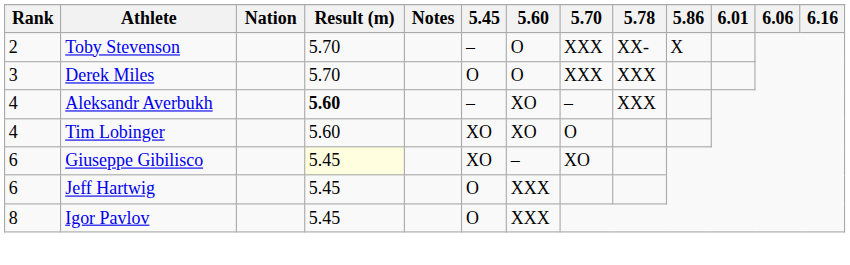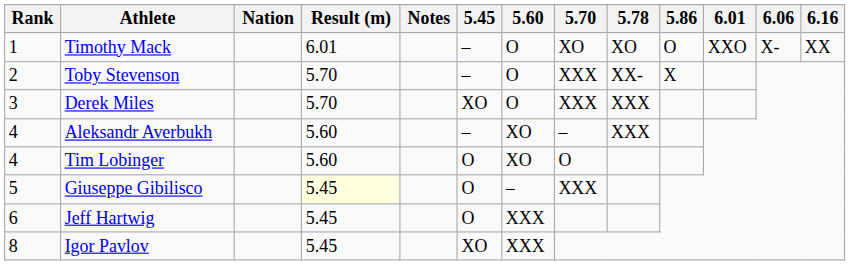+ row: (118, 47)
(473, 75) O -> (474, 103) XO
(324, 103) bold -> (321, 132) normal
(479, 132) XO -> (468, 160) O
(13, 160) 6 -> (13, 189) 5
(479, 160) XO -> (468, 189) O
(577, 160) XO -> (578, 189) XXX
(473, 217) O -> (474, 246) XO
